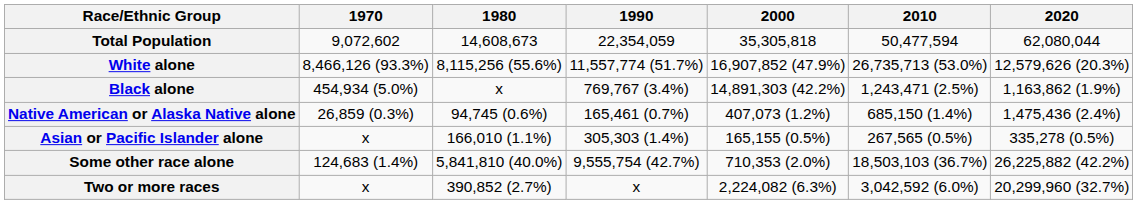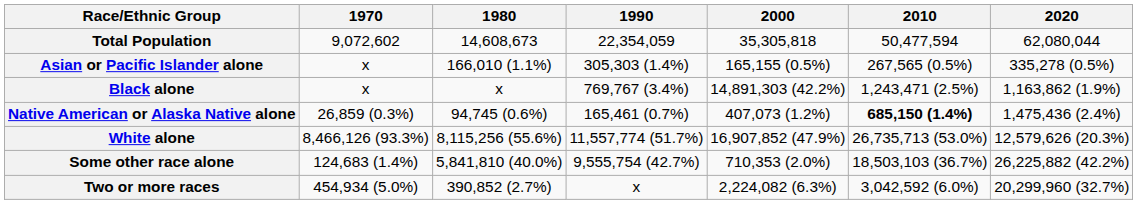rows swapped: (152, 65) <-> (152, 138)
(366, 89) 454,934 (5.0%) -> (366, 89) x
(920, 114) normal -> (920, 114) bold
(366, 187) x -> (366, 187) 454,934 (5.0%)
